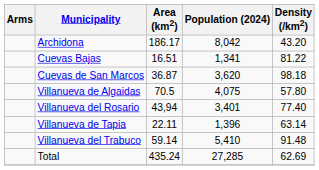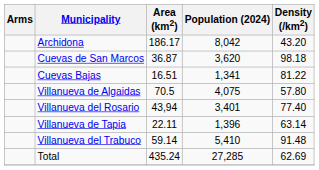rows swapped: (69, 59) <-> (91, 75)
